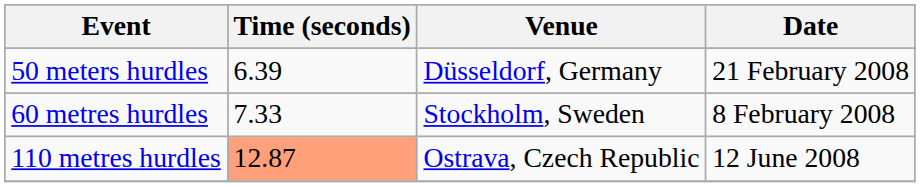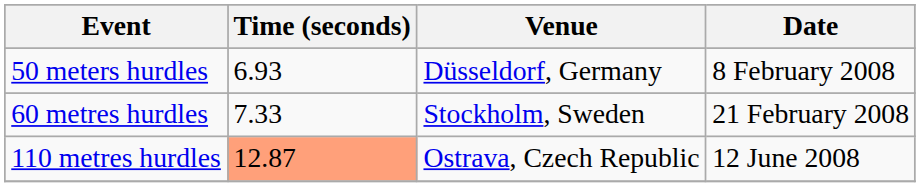(258, 70) 6.39 -> (258, 70) 6.93
(811, 70) 21 February 2008 -> (804, 70) 8 February 2008
(804, 114) 8 February 2008 -> (811, 114) 21 February 2008
